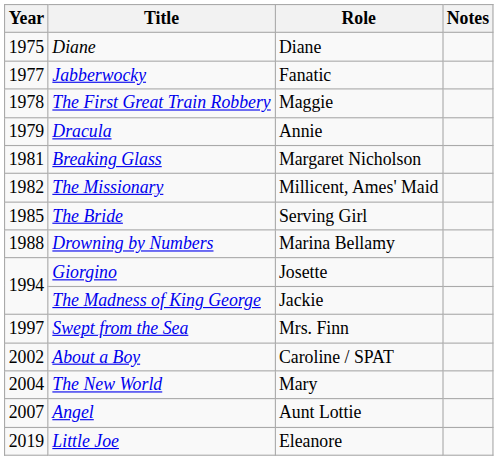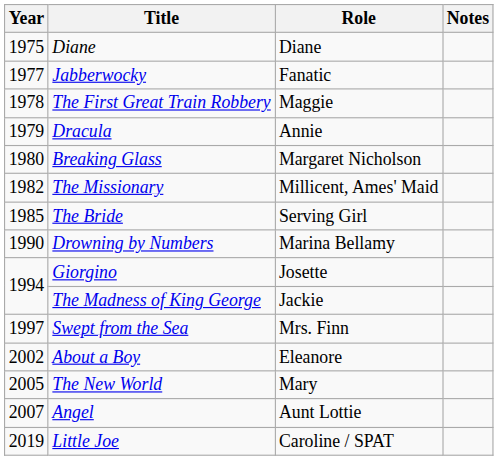(26, 159) 1981 -> (26, 159) 1980
(26, 243) 1988 -> (26, 243) 1990
(336, 356) Caroline / SPAT -> (310, 356) Eleanore
(26, 384) 2004 -> (26, 384) 2005
(310, 441) Eleanore -> (336, 441) Caroline / SPAT
